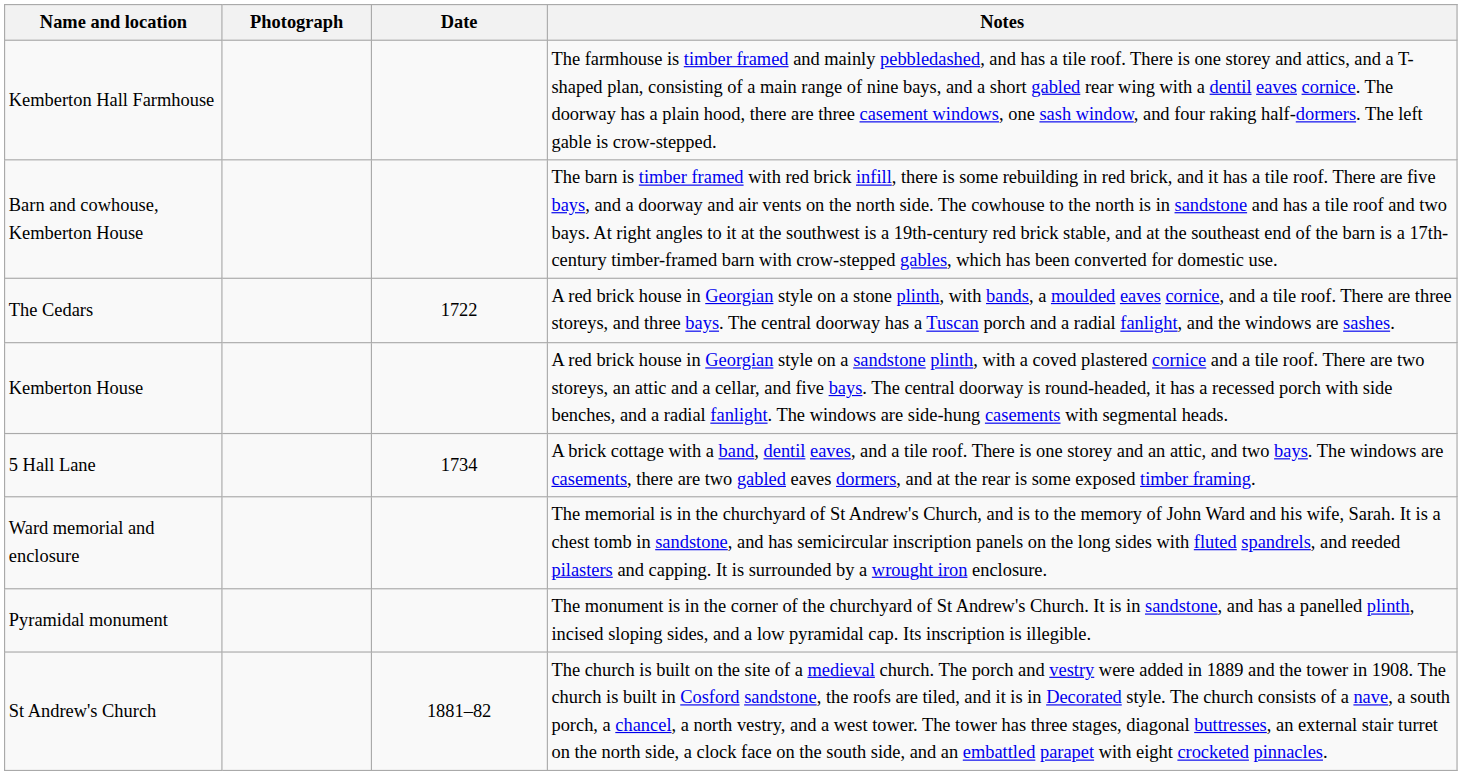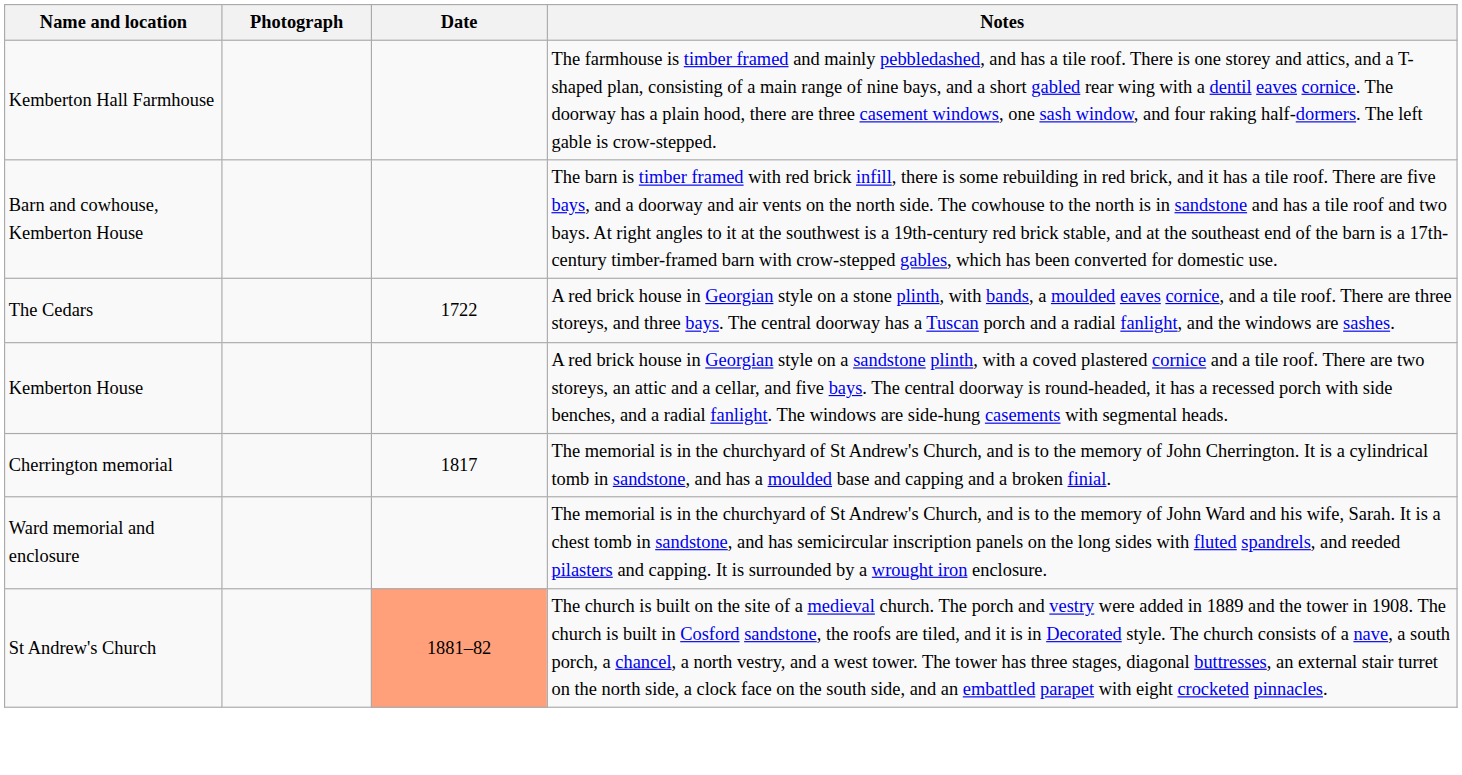- row: (52, 465)
+ row: (91, 465)
- row: (88, 620)
(459, 711) no background -> (459, 647) lightsalmon background
